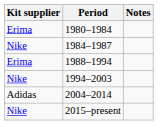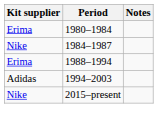(17, 78) Nike -> (21, 78) Adidas
- row: (88, 95)
